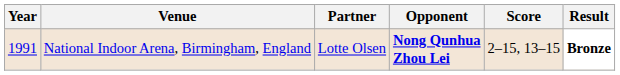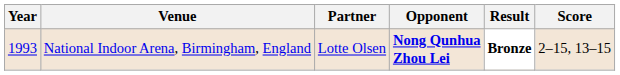columns swapped: (524, 16) <-> (589, 16)
(22, 49) 1991 -> (22, 49) 1993
